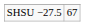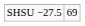(72, 13) 67 -> (72, 13) 69
